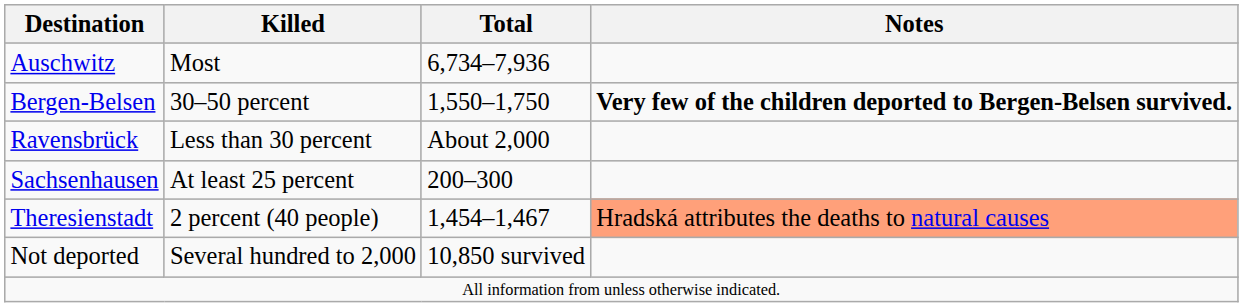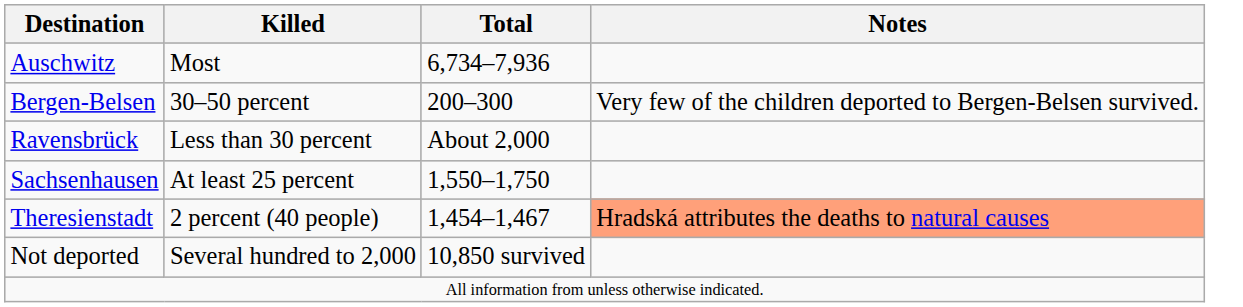(488, 101) 1,550–1,750 -> (470, 101) 200–300
(914, 101) bold -> (898, 101) normal
(470, 179) 200–300 -> (488, 179) 1,550–1,750
